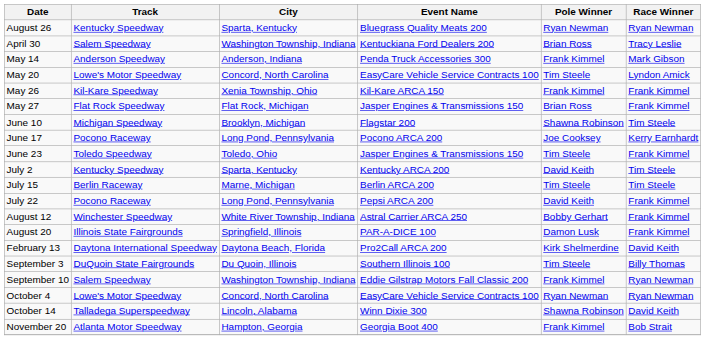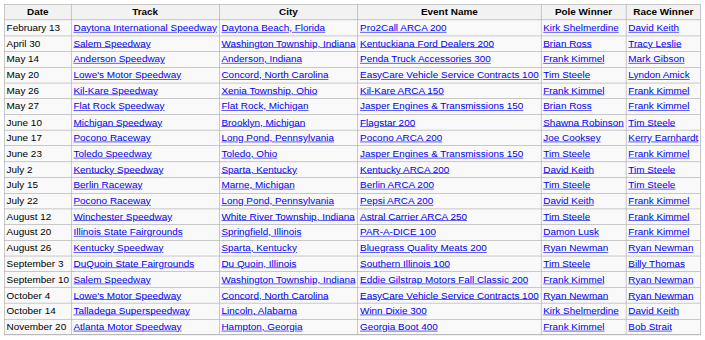rows swapped: (33, 248) <-> (29, 28)
(576, 216) Bobby Gerhart -> (567, 216) Tim Steele
(584, 311) Shawna Robinson -> (581, 311) Kirk Shelmerdine
